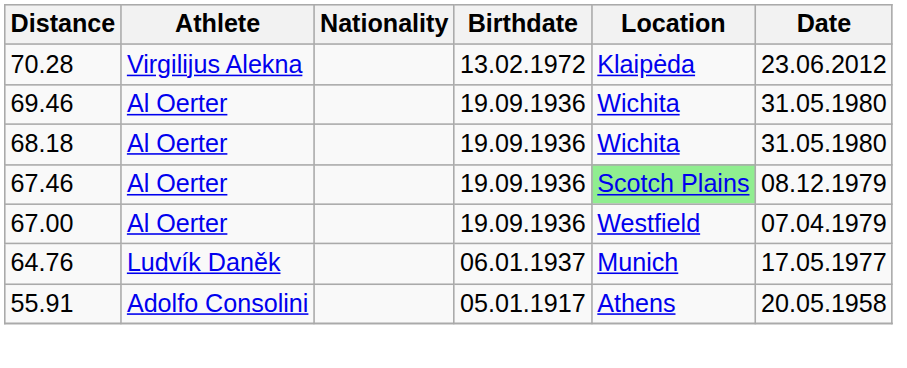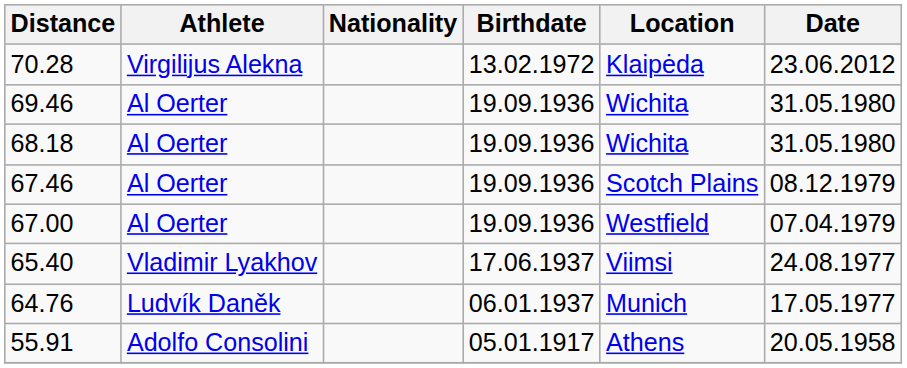(673, 183) lightgreen background -> (682, 183) no background
+ row: (42, 263)
